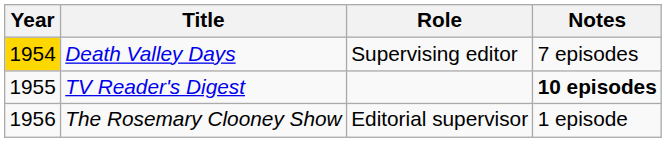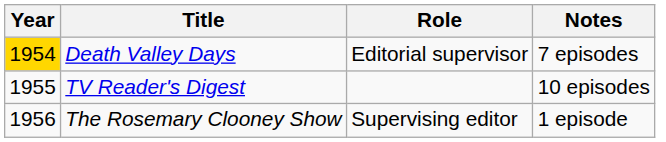(434, 53) Supervising editor -> (440, 53) Editorial supervisor
(597, 86) bold -> (594, 86) normal
(440, 119) Editorial supervisor -> (434, 119) Supervising editor
